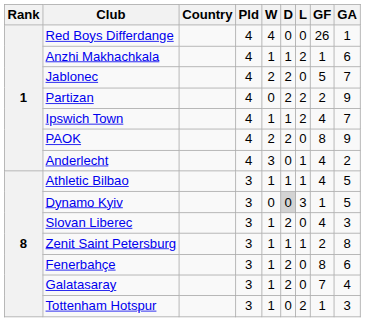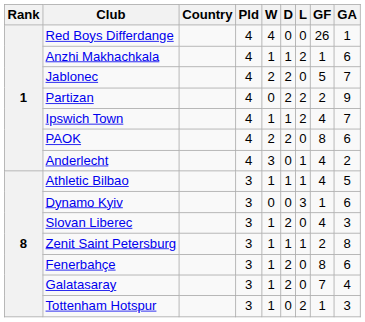(347, 139) 9 -> (347, 139) 6
(288, 202) lightgrey background -> (288, 202) no background
(347, 202) 5 -> (347, 202) 6
